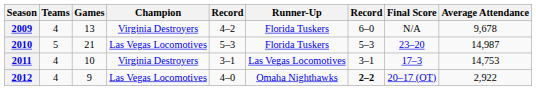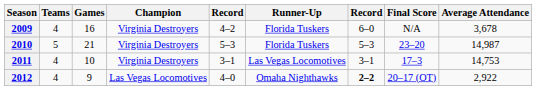(89, 28) 13 -> (89, 28) 16
(485, 28) 9,678 -> (485, 28) 3,678
(158, 45) Las Vegas Locomotives -> (158, 45) Virginia Destroyers
